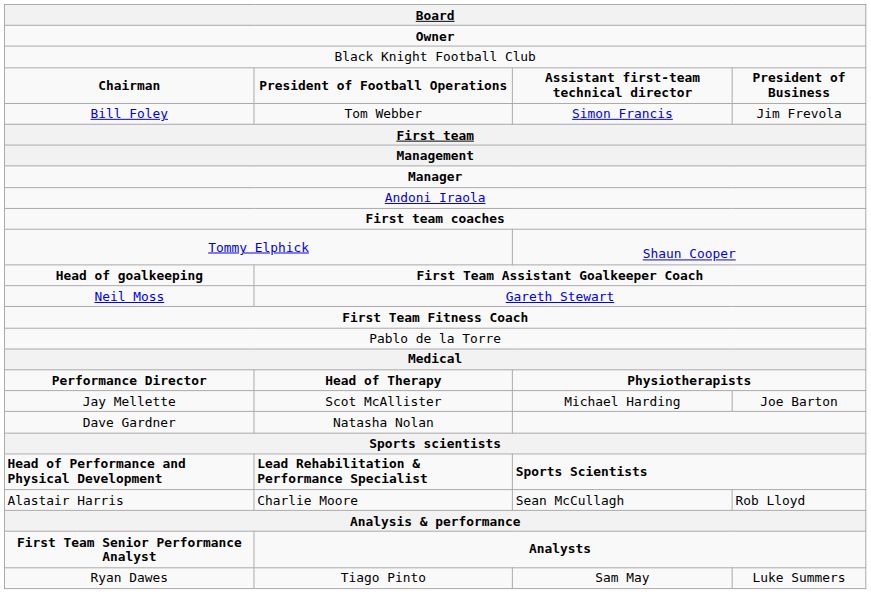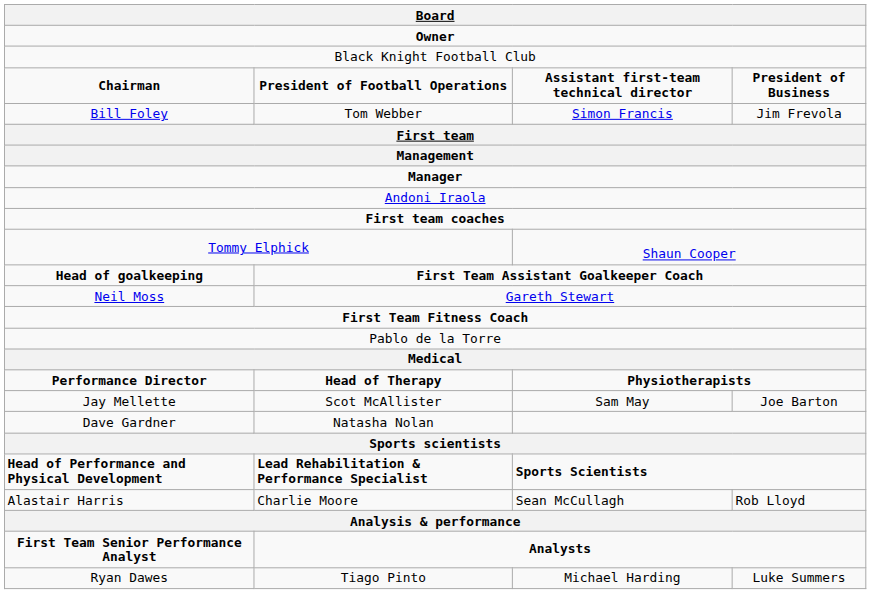(622, 401) Michael Harding -> (622, 401) Sam May
(622, 578) Sam May -> (622, 578) Michael Harding
